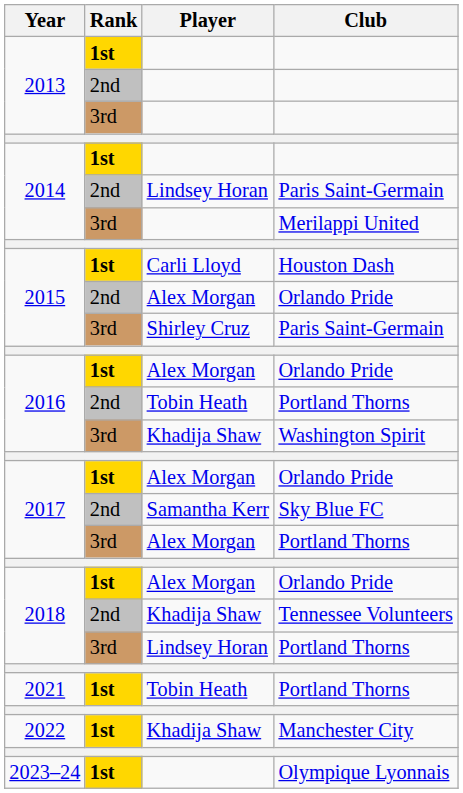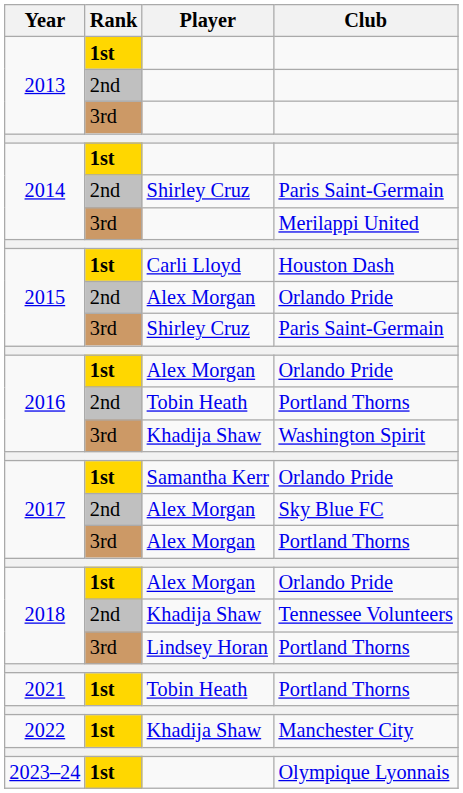(207, 191) Lindsey Horan -> (198, 191) Shirley Cruz
(201, 477) Alex Morgan -> (208, 477) Samantha Kerr
(208, 509) Samantha Kerr -> (201, 509) Alex Morgan
